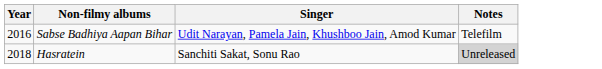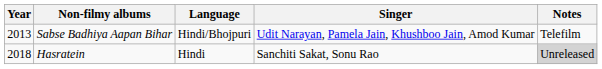+ column: (214, 14)
(19, 34) 2016 -> (19, 34) 2013
